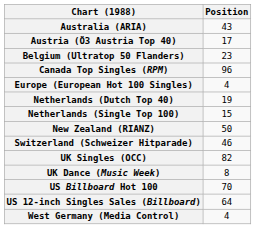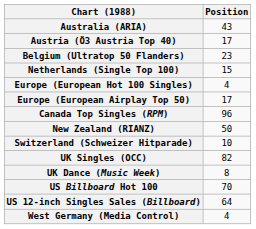rows swapped: (104, 70) <-> (104, 114)
+ row: (104, 99)
- row: (104, 99)
(227, 143) 46 -> (227, 143) 10
